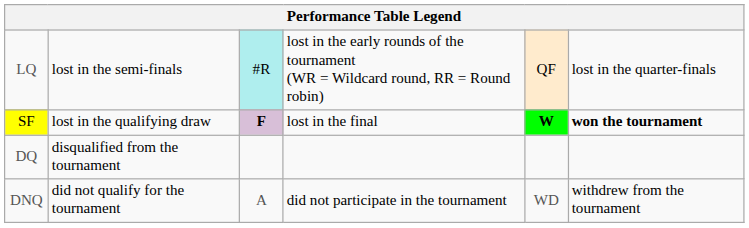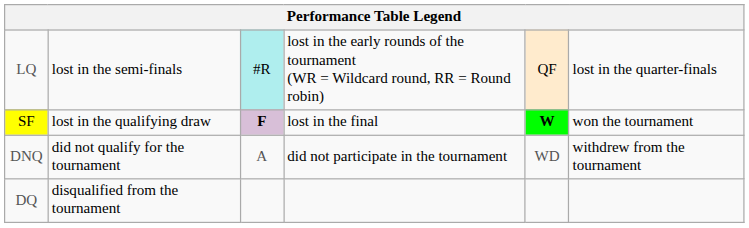(637, 122) bold -> (633, 122) normal
rows swapped: (26, 200) <-> (26, 157)
